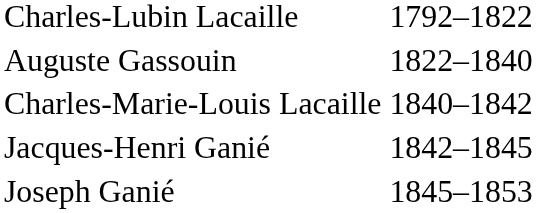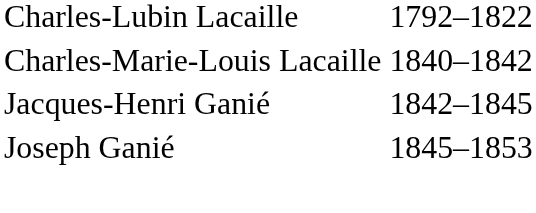- row: (120, 60)
